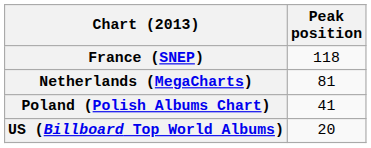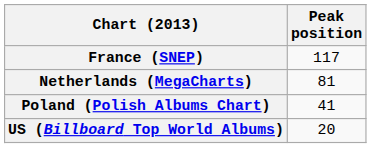(326, 58) 118 -> (326, 58) 117
